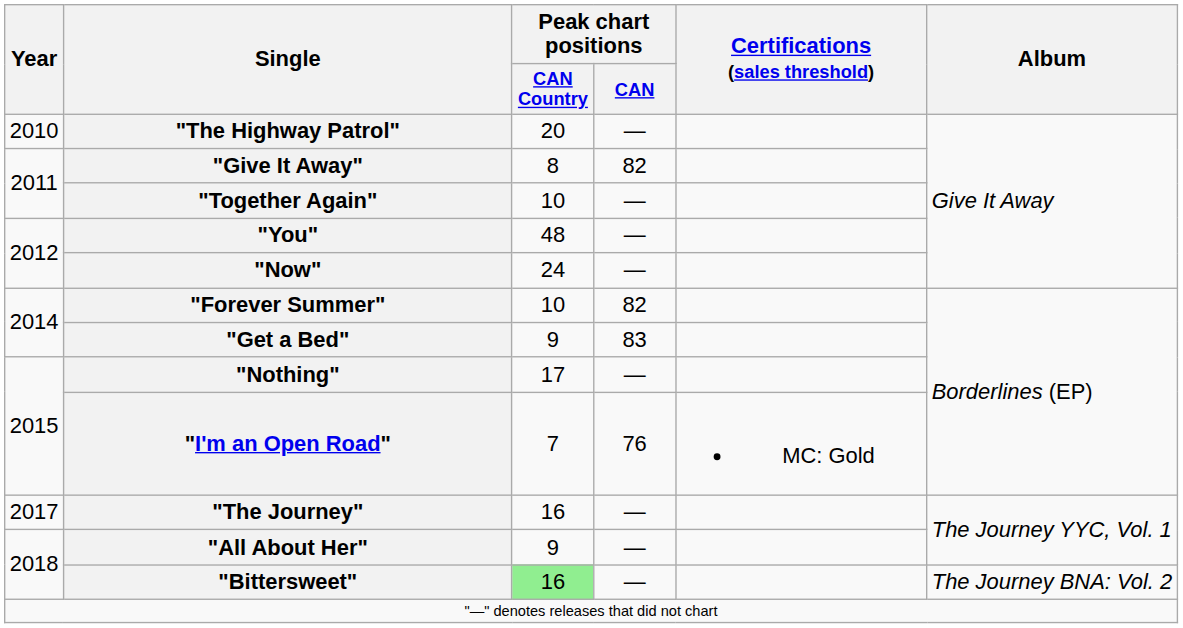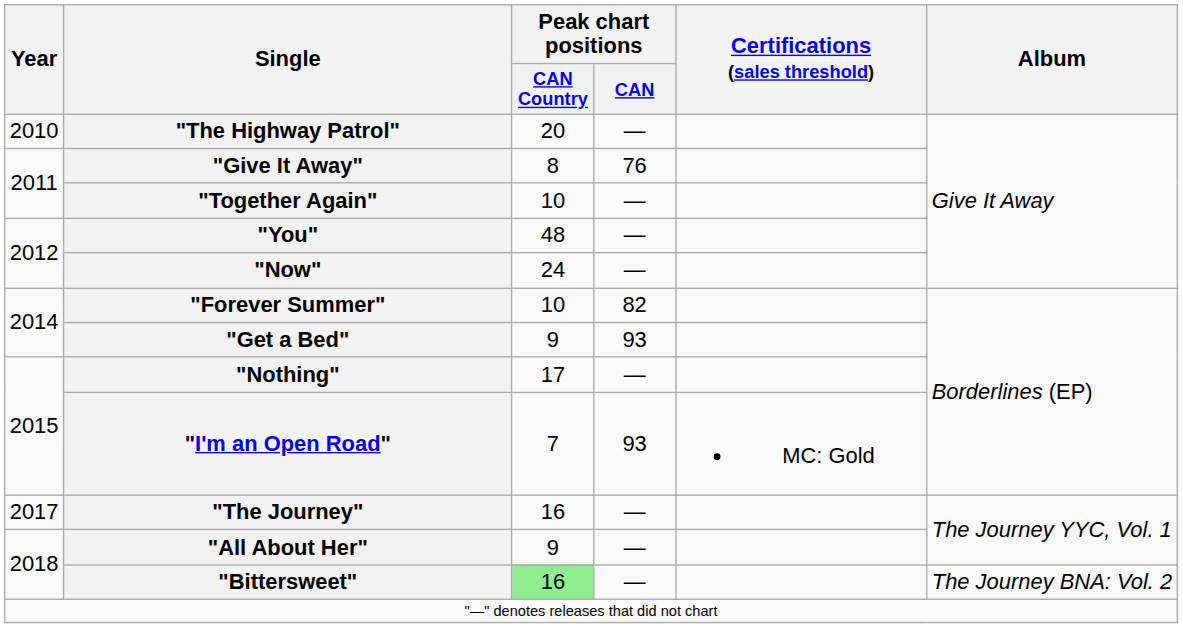(635, 165) 82 -> (635, 165) 76
(635, 339) 83 -> (635, 339) 93
(635, 443) 76 -> (635, 443) 93
